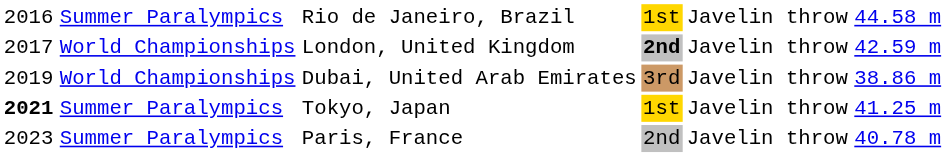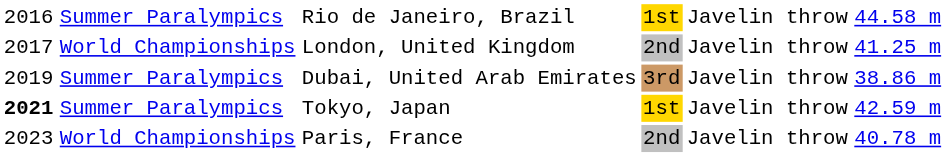(662, 48) bold -> (662, 48) normal
(898, 48) 42.59 m -> (898, 48) 41.25 m
(178, 78) World Championships -> (171, 78) Summer Paralympics
(898, 108) 41.25 m -> (898, 108) 42.59 m
(171, 139) Summer Paralympics -> (178, 139) World Championships
